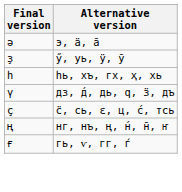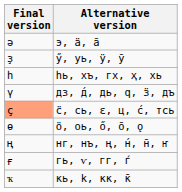(10, 110) no background -> (10, 110) lightsalmon background
+ row: (99, 127)
+ row: (93, 179)
